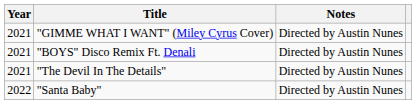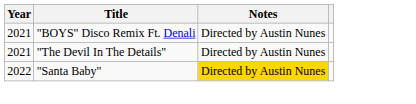- row: (155, 33)
(341, 90) no background -> (263, 71) gold background
